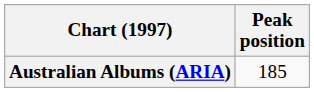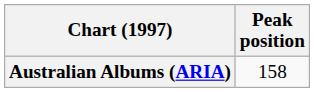(272, 71) 185 -> (272, 71) 158
